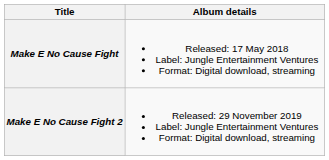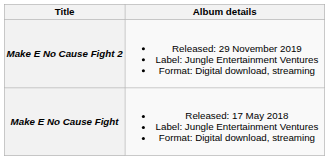rows swapped: (65, 53) <-> (65, 121)
